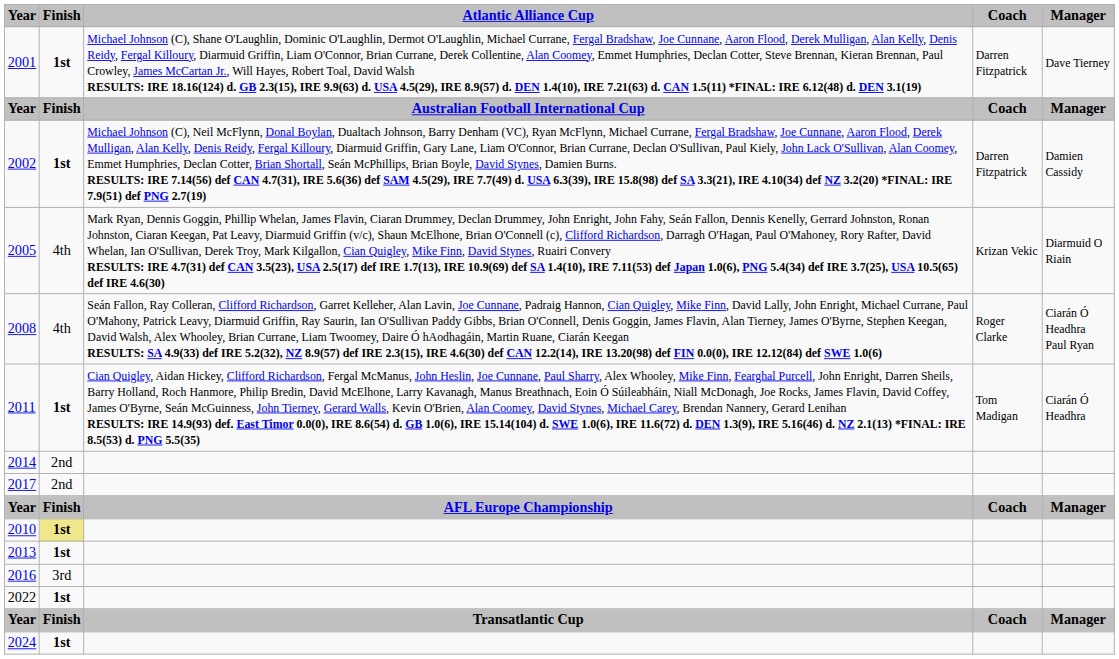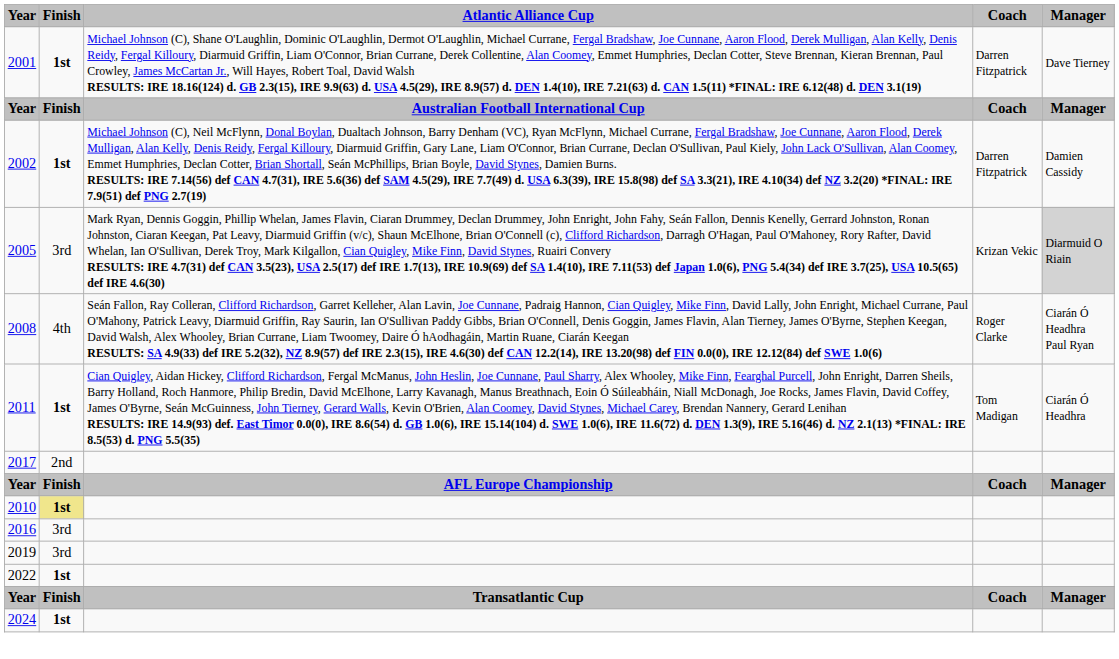(62, 250) 4th -> (62, 250) 3rd
(1074, 251) no background -> (1074, 251) lightgrey background
- row: (22, 462)
- row: (22, 552)
+ row: (22, 552)
